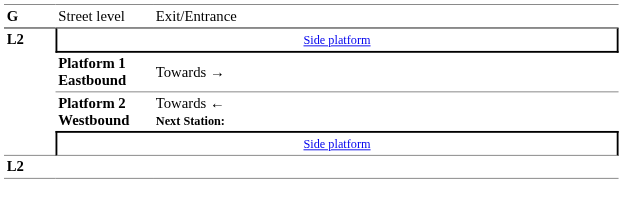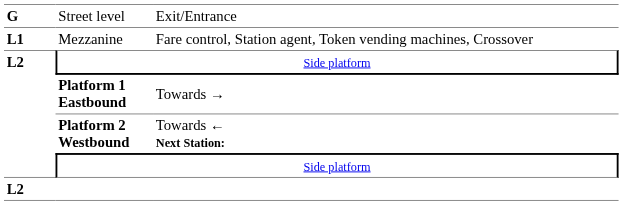+ row: (91, 38)
